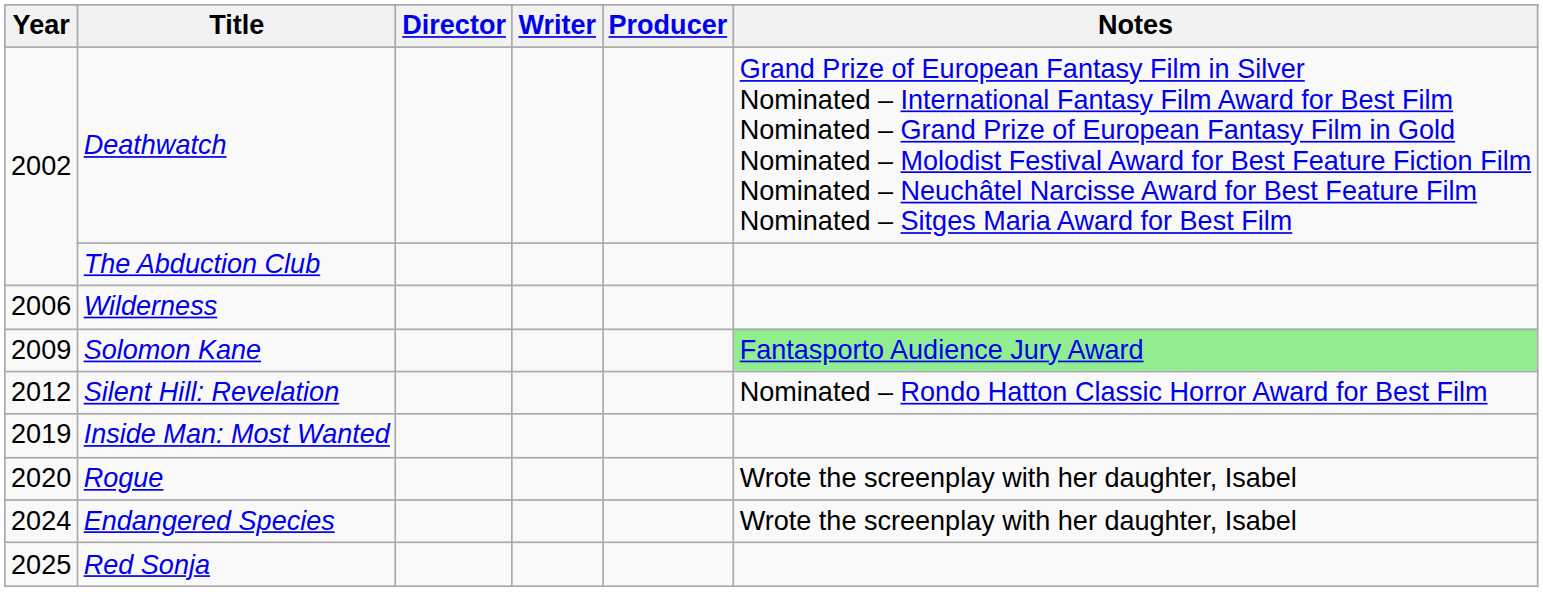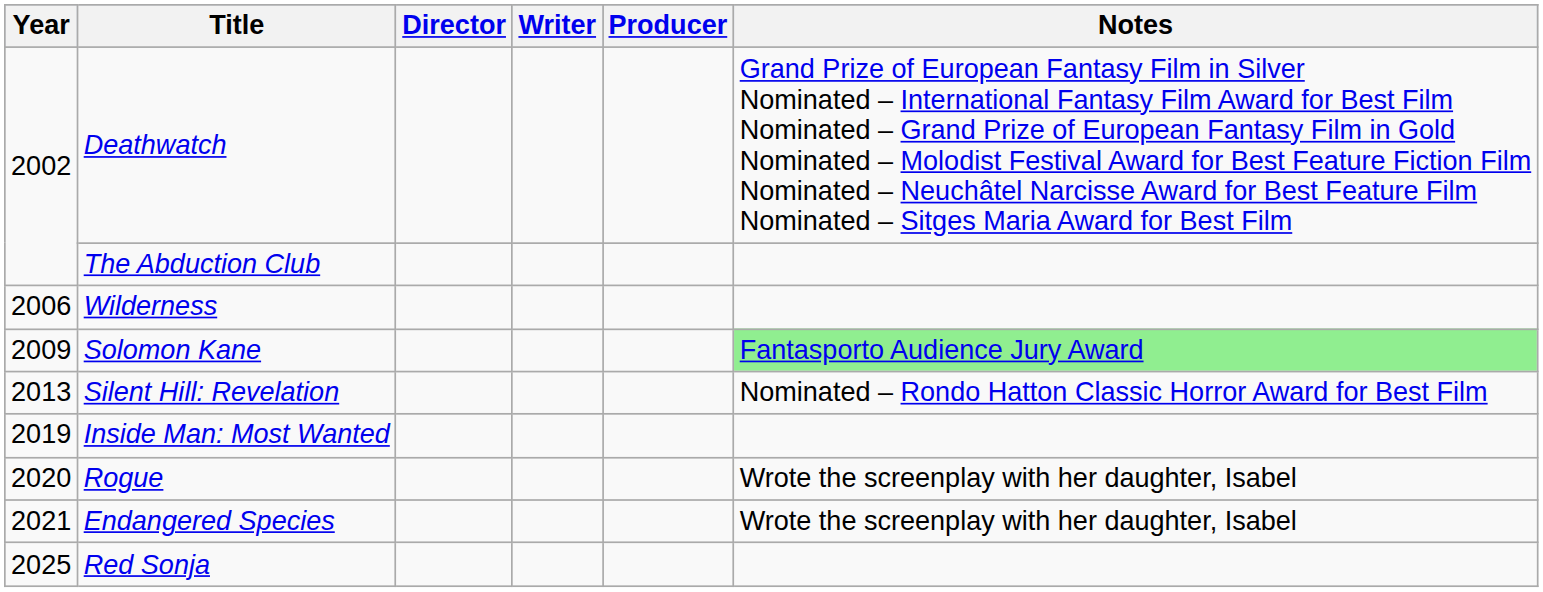(41, 392) 2012 -> (41, 392) 2013
(41, 521) 2024 -> (41, 521) 2021
